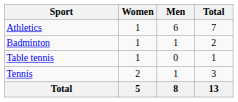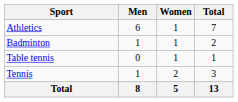columns swapped: (176, 12) <-> (138, 12)
